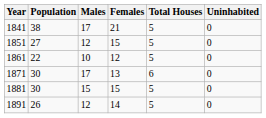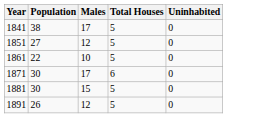- column: (127, 12)
